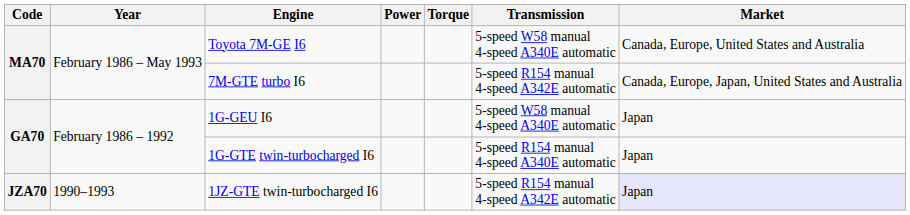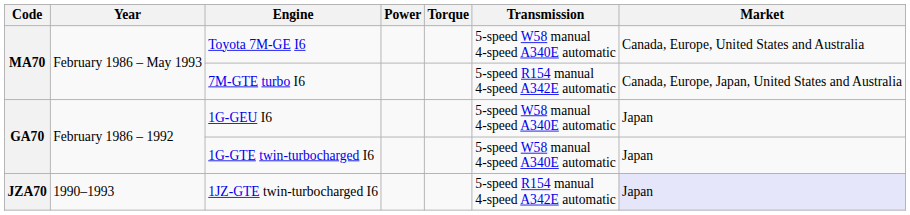(546, 155) 5-speed R154 manual 4-speed A340E automatic -> (546, 155) 5-speed W58 manual 4-speed A340E automatic
